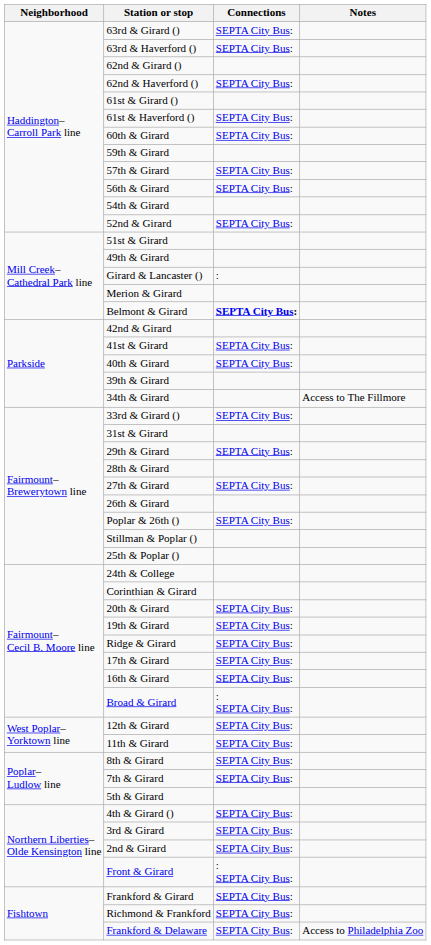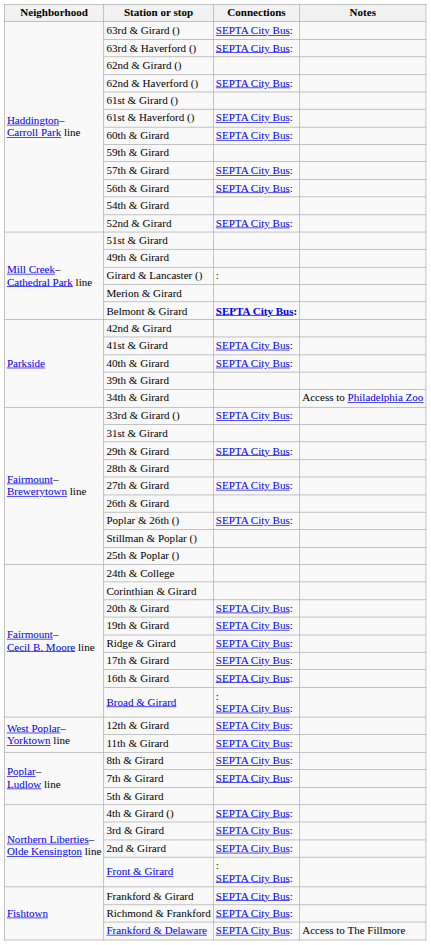(354, 398) Access to The Fillmore -> (363, 398) Access to Philadelphia Zoo
(363, 931) Access to Philadelphia Zoo -> (354, 931) Access to The Fillmore
